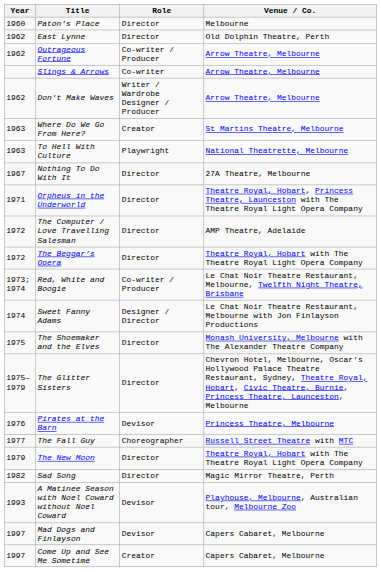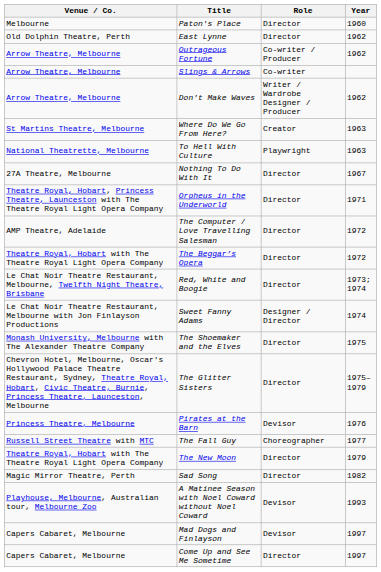columns swapped: (20, 11) <-> (290, 11)
(148, 285) Co-writer / Producer -> (282, 285) Director
(138, 556) Creator -> (282, 556) Director
